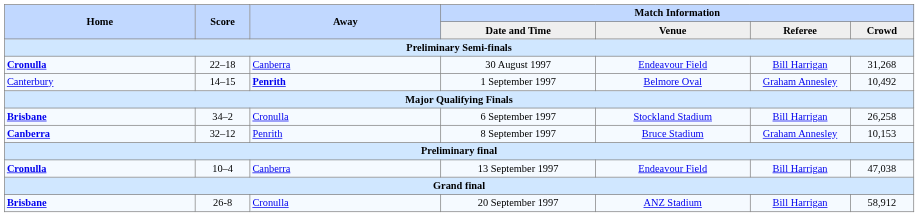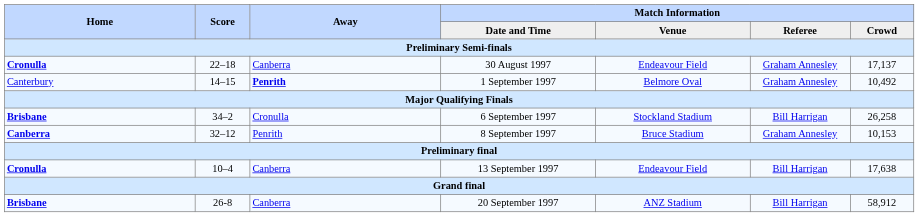(800, 64) Bill Harrigan -> (800, 64) Graham Annesley
(882, 64) 31,268 -> (882, 64) 17,137
(882, 168) 47,038 -> (882, 168) 17,638
(271, 203) Cronulla -> (271, 203) Canberra
